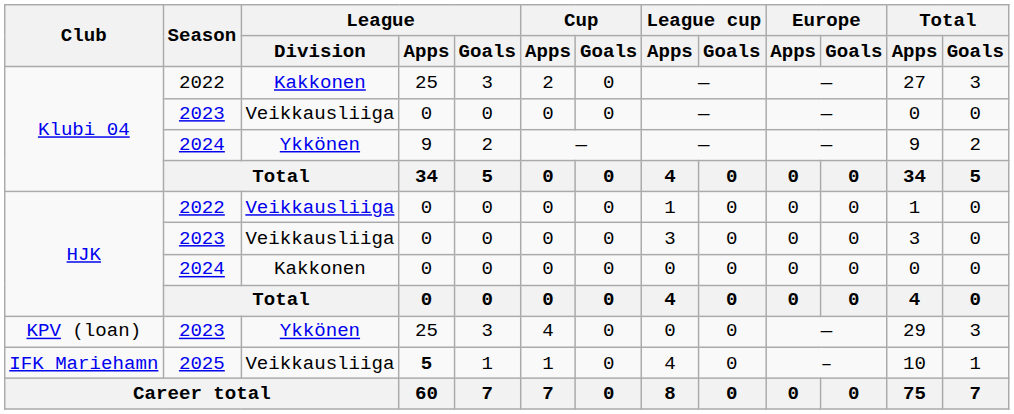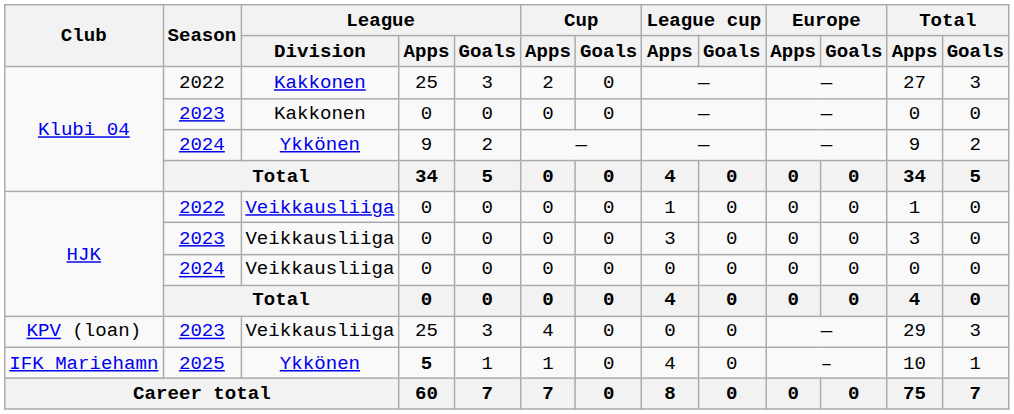(320, 114) Veikkausliiga -> (320, 114) Kakkonen
(320, 269) Kakkonen -> (320, 269) Veikkausliiga
(320, 332) Ykkönen -> (320, 332) Veikkausliiga
(320, 363) Veikkausliiga -> (320, 363) Ykkönen
